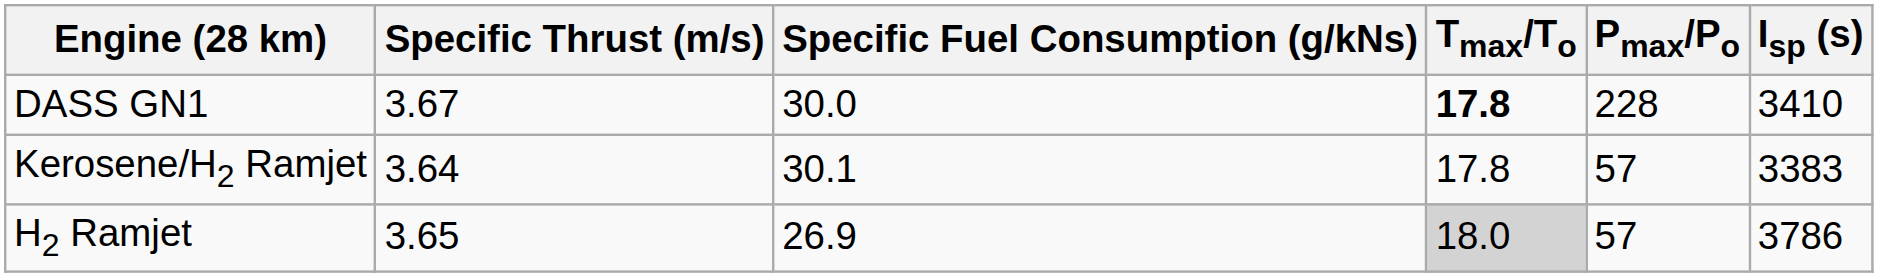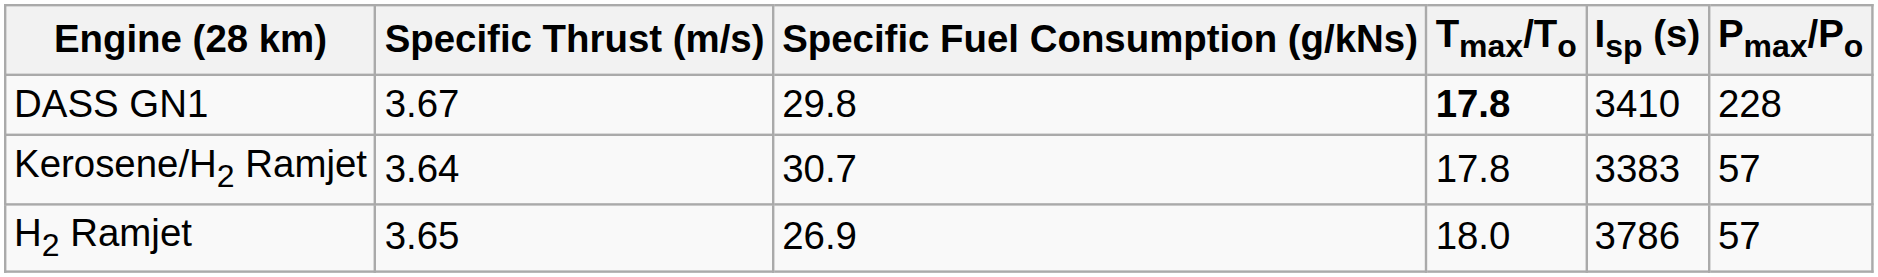columns swapped: (1667, 39) <-> (1811, 39)
(820, 103) 30.0 -> (820, 103) 29.8
(820, 168) 30.1 -> (820, 168) 30.7
(1473, 236) lightgrey background -> (1473, 236) no background
